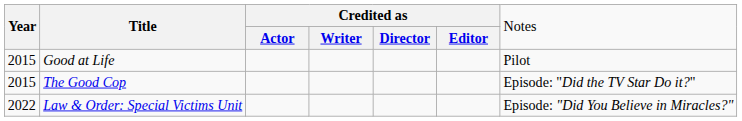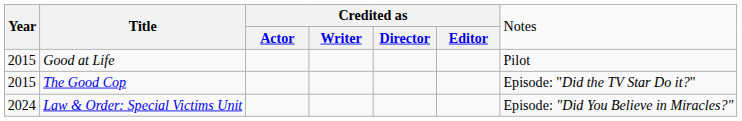(22, 104) 2022 -> (22, 104) 2024
